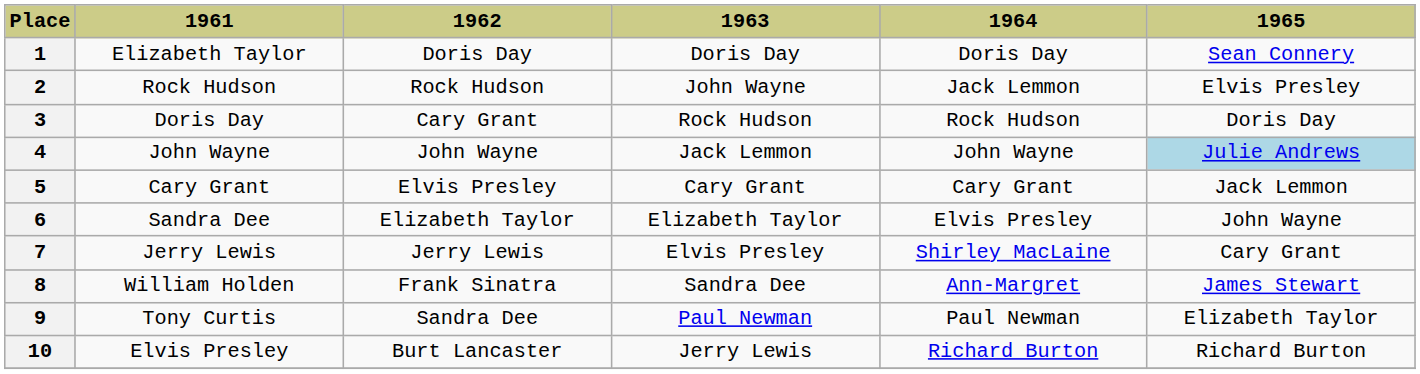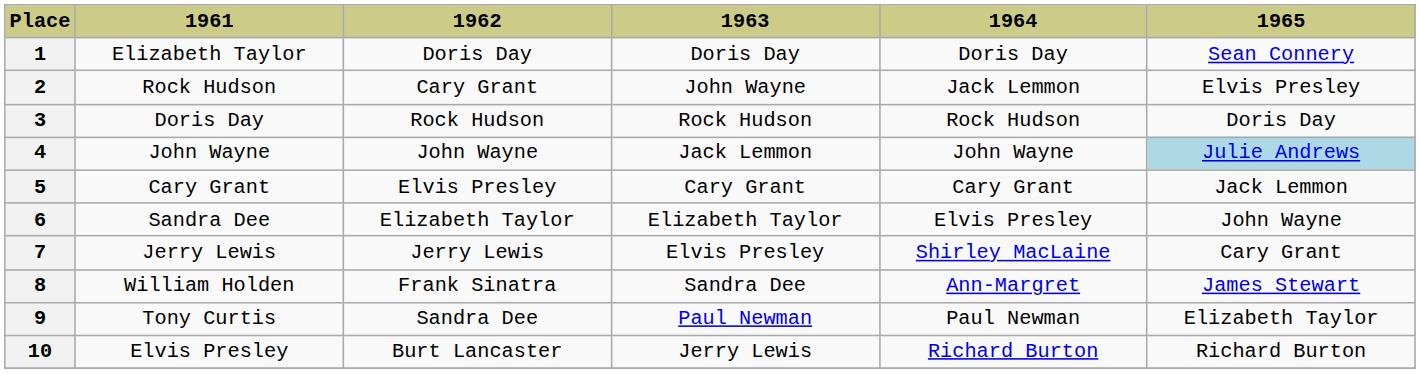(477, 87) Rock Hudson -> (477, 87) Cary Grant
(477, 120) Cary Grant -> (477, 120) Rock Hudson
